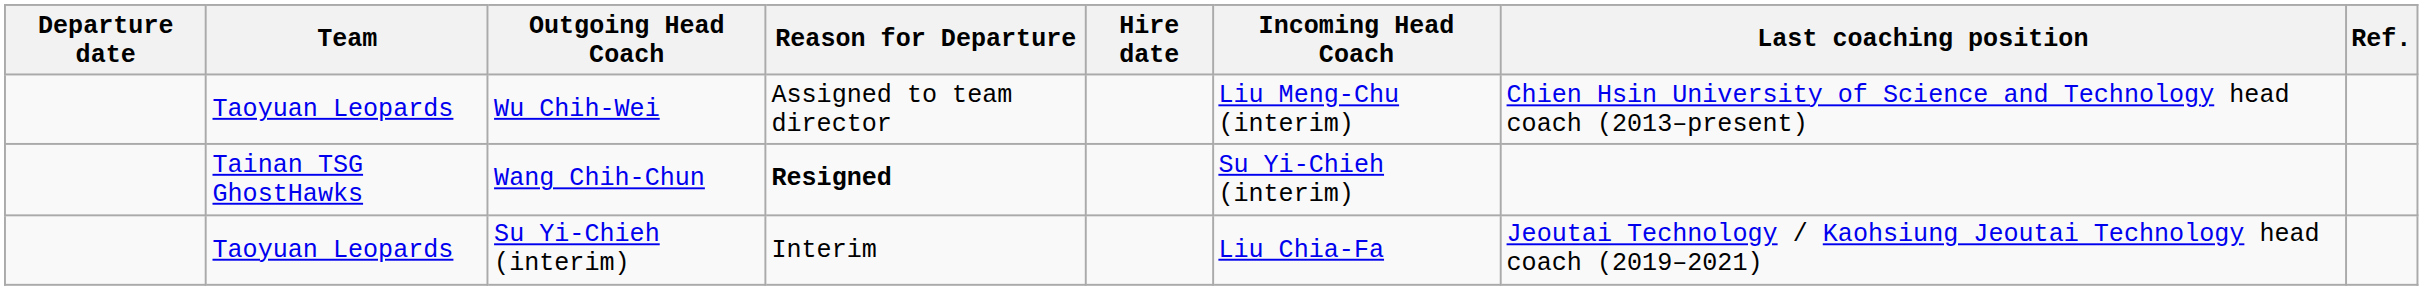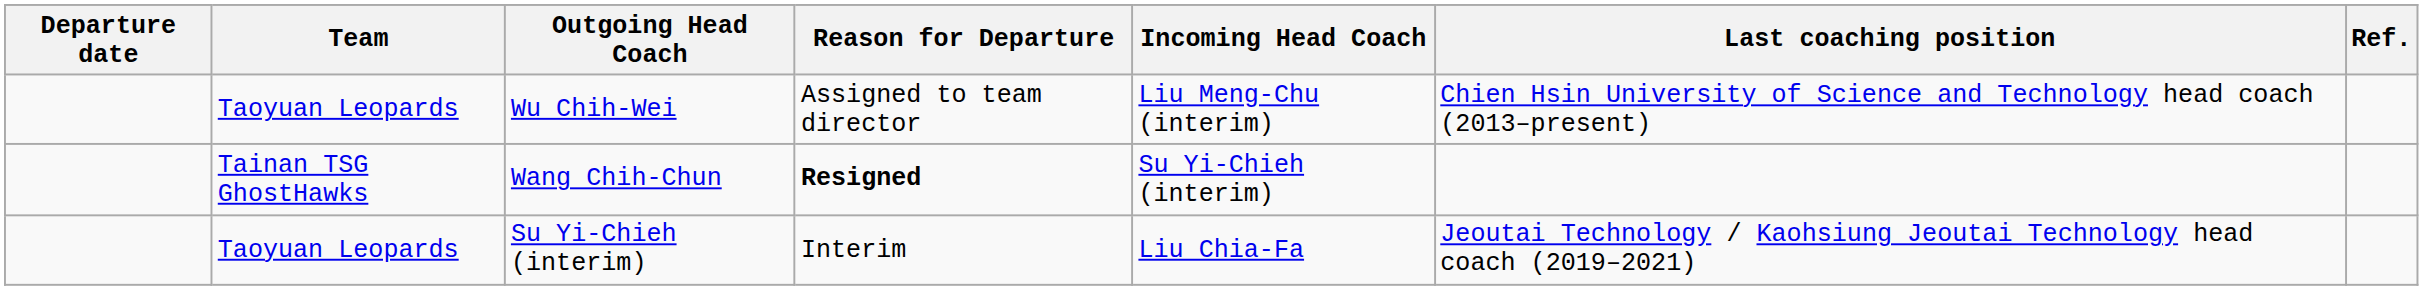- column: (1149, 40)
